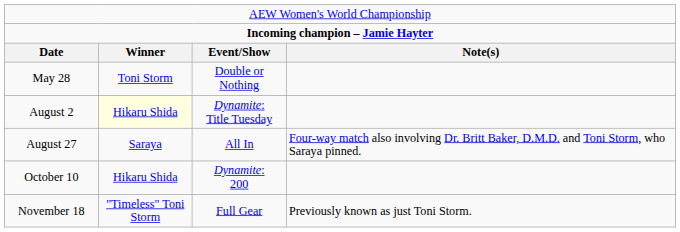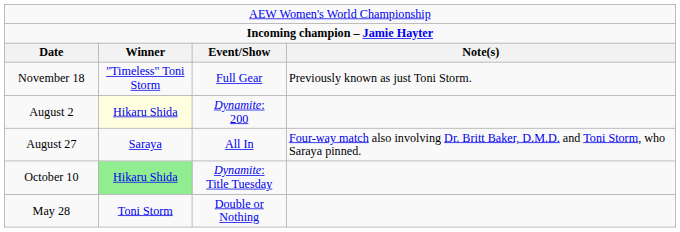rows swapped: (51, 78) <-> (51, 210)
(239, 111) Dynamite: Title Tuesday -> (239, 111) Dynamite: 200
(145, 177) no background -> (145, 177) lightgreen background
(239, 177) Dynamite: 200 -> (239, 177) Dynamite: Title Tuesday
